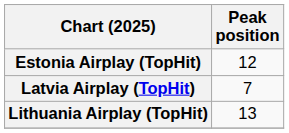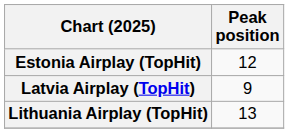(248, 88) 7 -> (248, 88) 9
